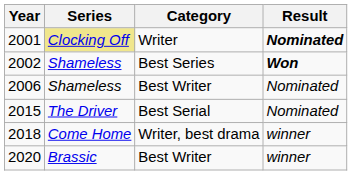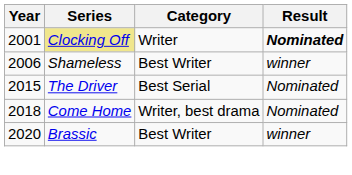- row: (24, 63)
(302, 87) Nominated -> (288, 63) winner
(288, 134) winner -> (302, 110) Nominated
